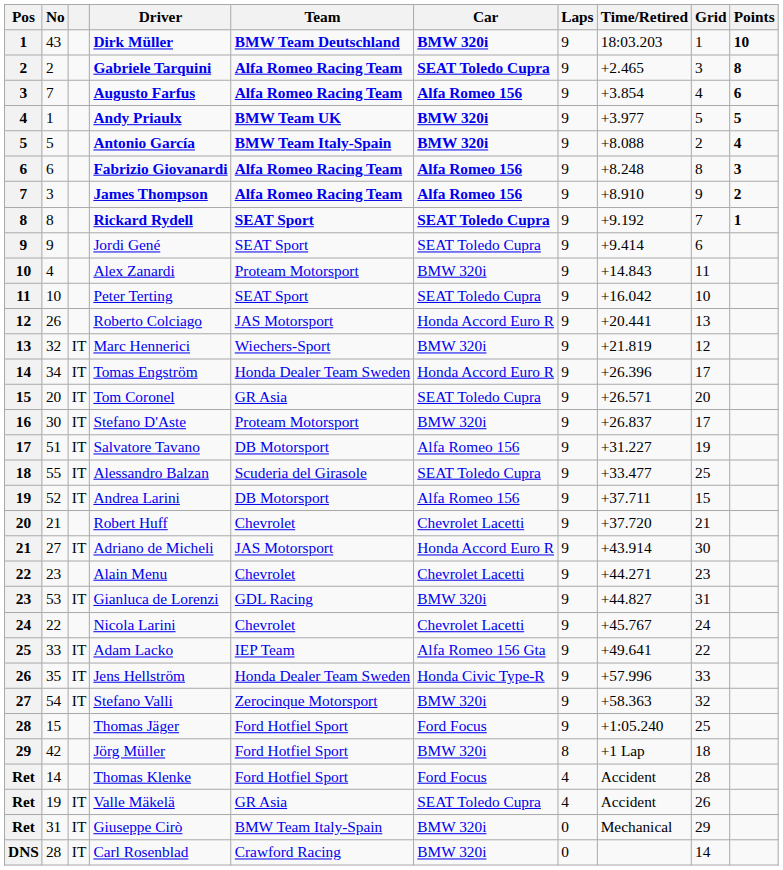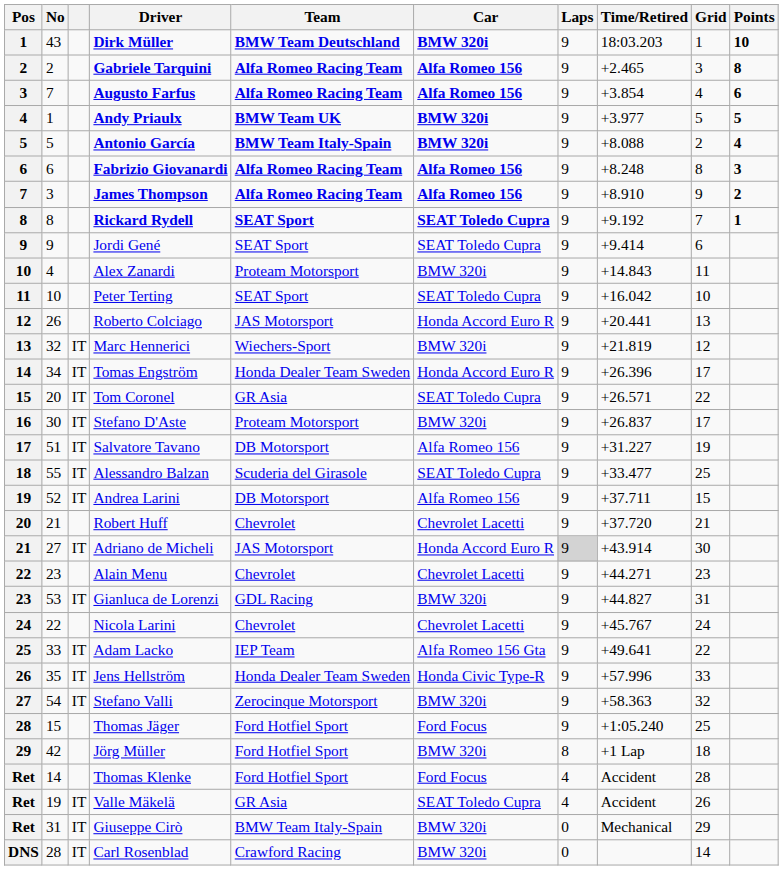(484, 67) SEAT Toledo Cupra -> (470, 67) Alfa Romeo 156
(703, 397) 20 -> (703, 397) 22
(565, 548) no background -> (565, 548) lightgrey background
